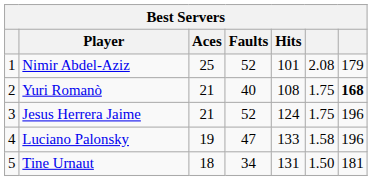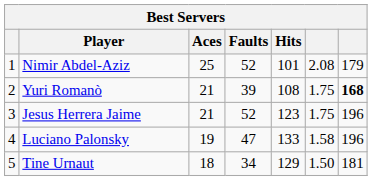(248, 90) 40 -> (248, 90) 39
(288, 114) 124 -> (288, 114) 123
(288, 163) 131 -> (288, 163) 129
